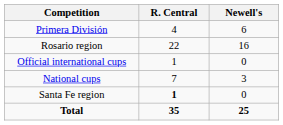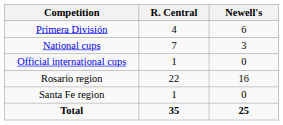rows swapped: (72, 78) <-> (72, 45)
(174, 95) bold -> (174, 95) normal
